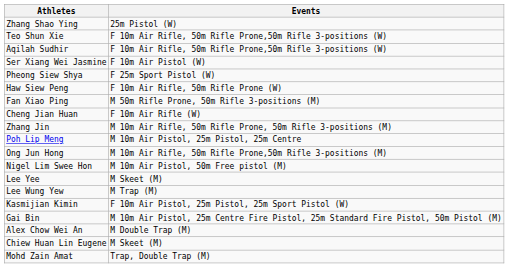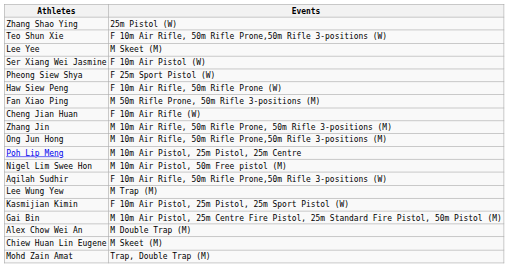rows swapped: (37, 50) <-> (23, 179)
rows swapped: (35, 140) <-> (35, 153)
